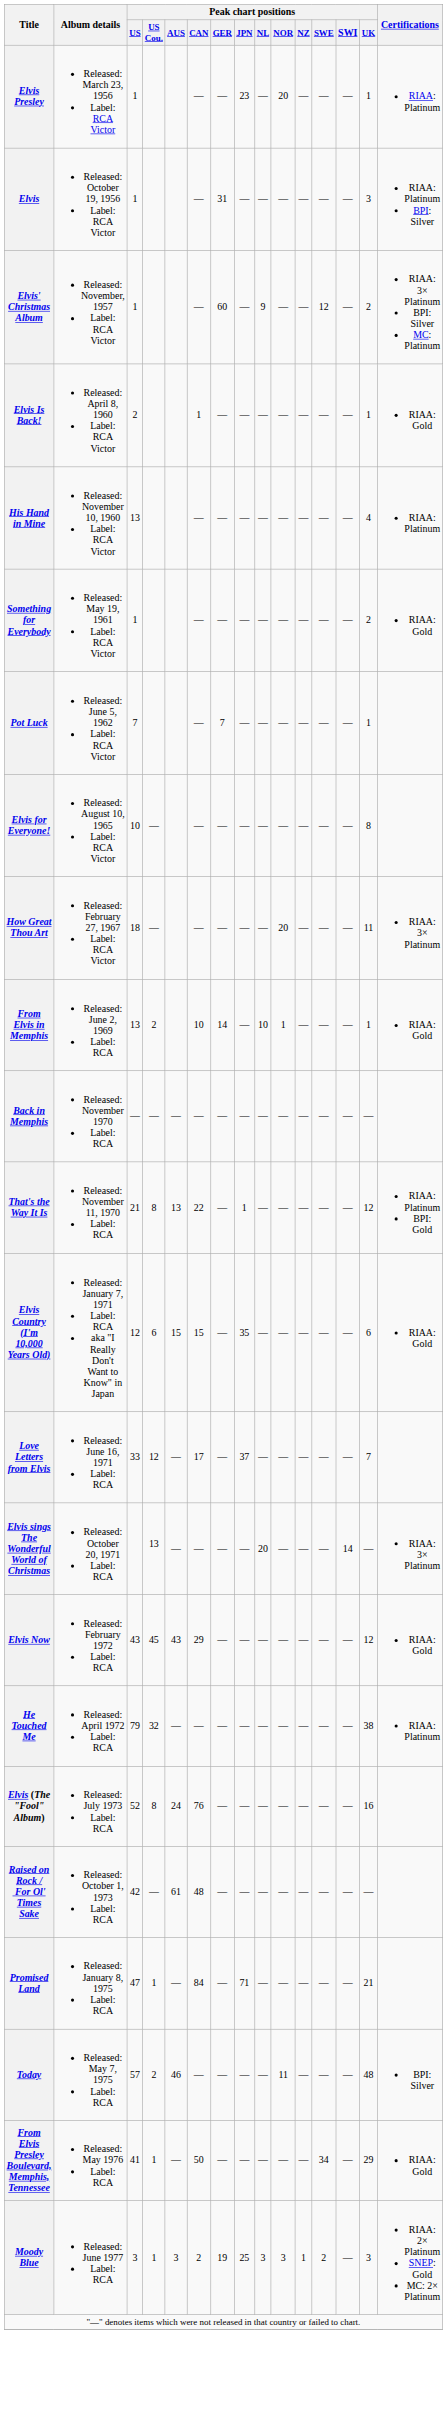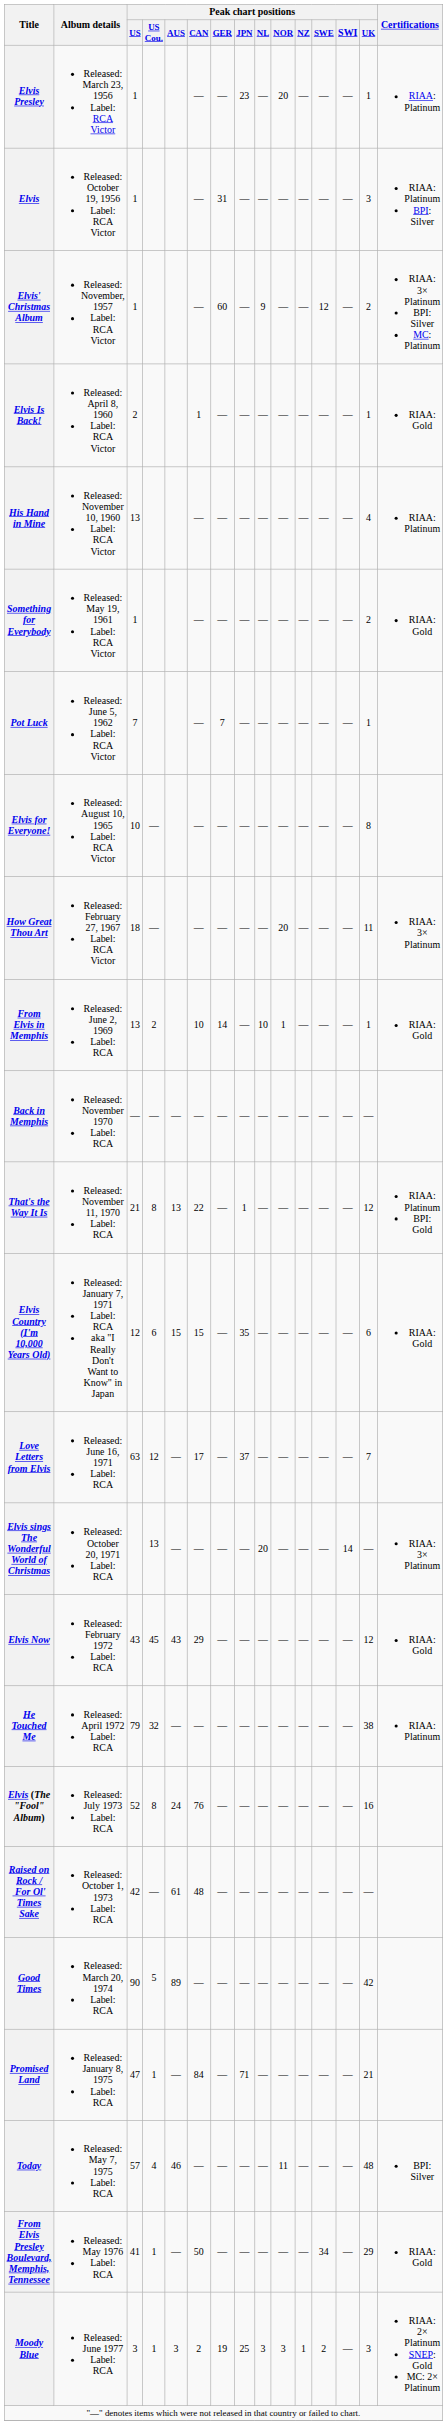(135, 1457) 33 -> (135, 1457) 63
+ row: (29, 1983)
(154, 2074) 2 -> (154, 2166) 4
